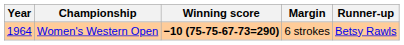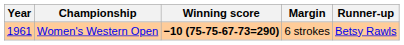(19, 31) 1964 -> (19, 31) 1961
